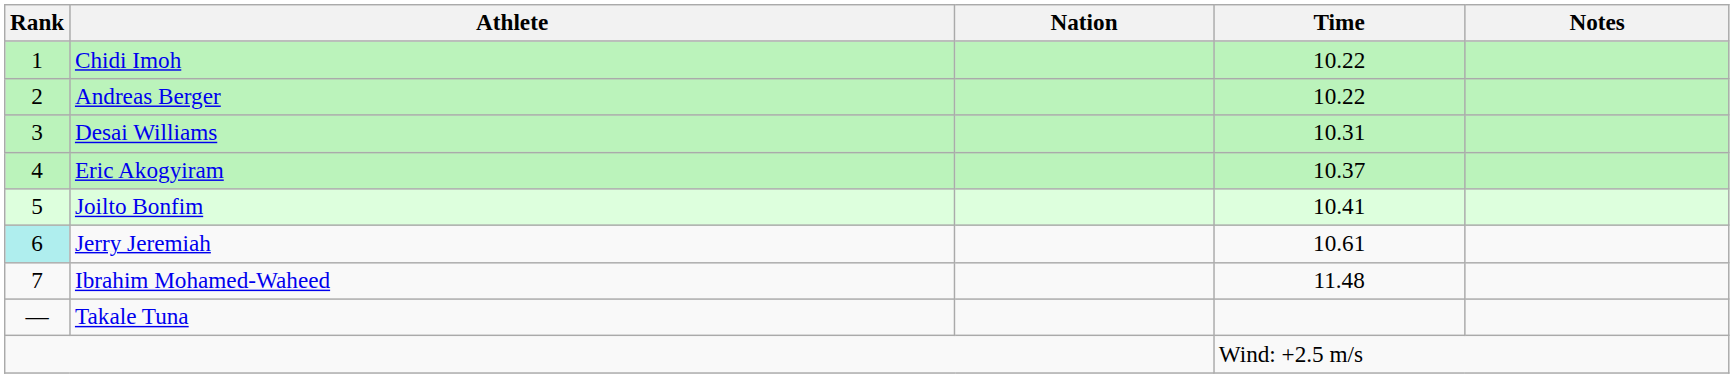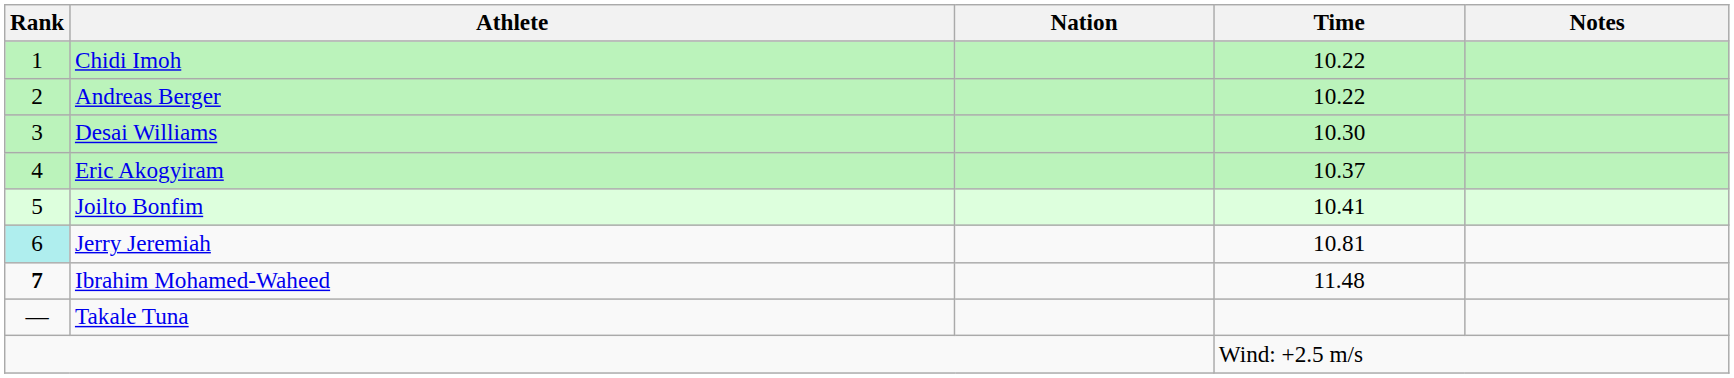(1339, 133) 10.31 -> (1339, 133) 10.30
(1339, 243) 10.61 -> (1339, 243) 10.81
(37, 280) normal -> (37, 280) bold
